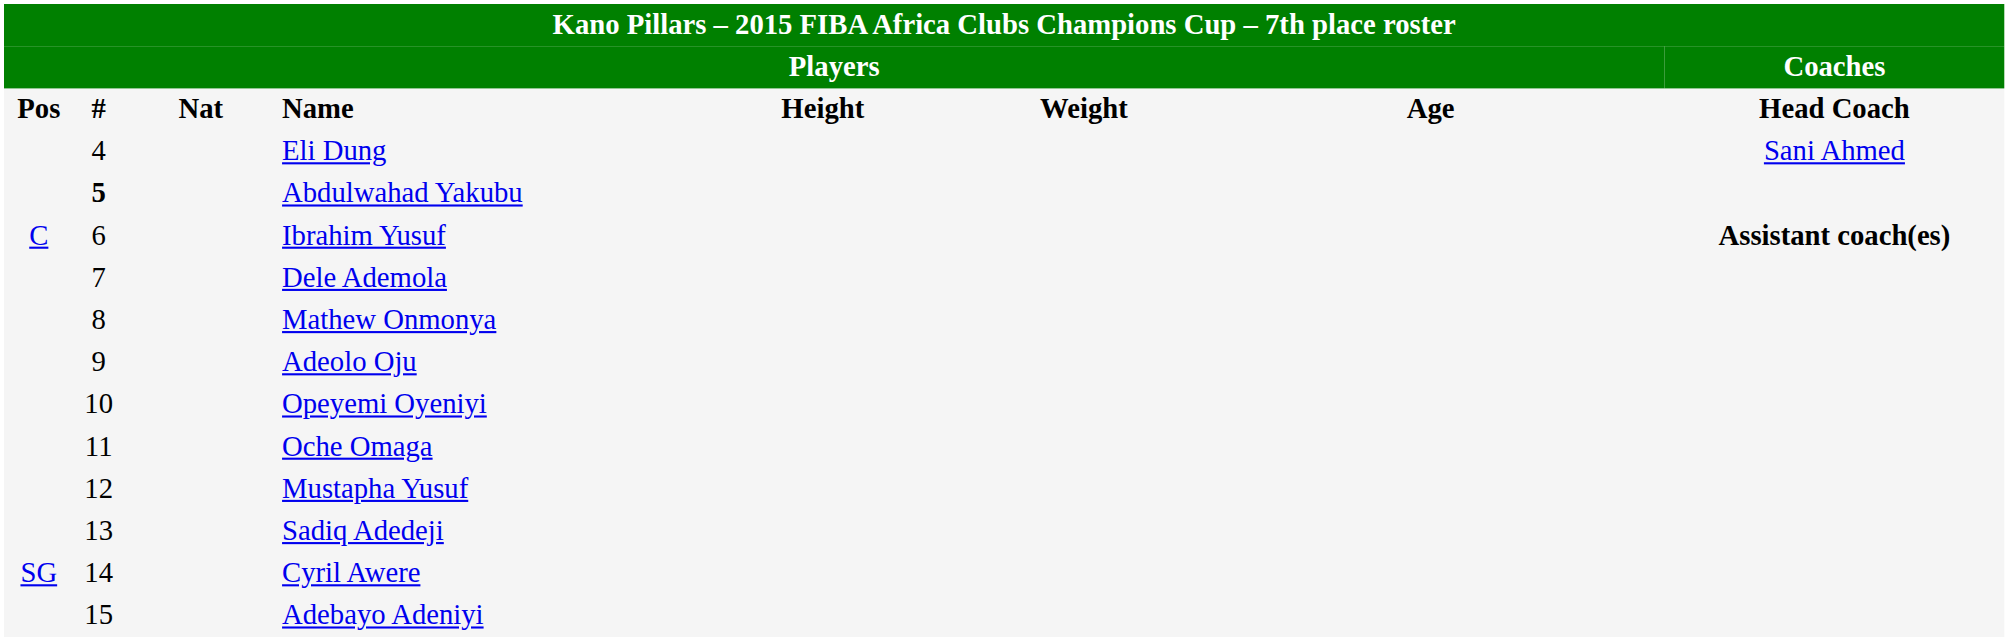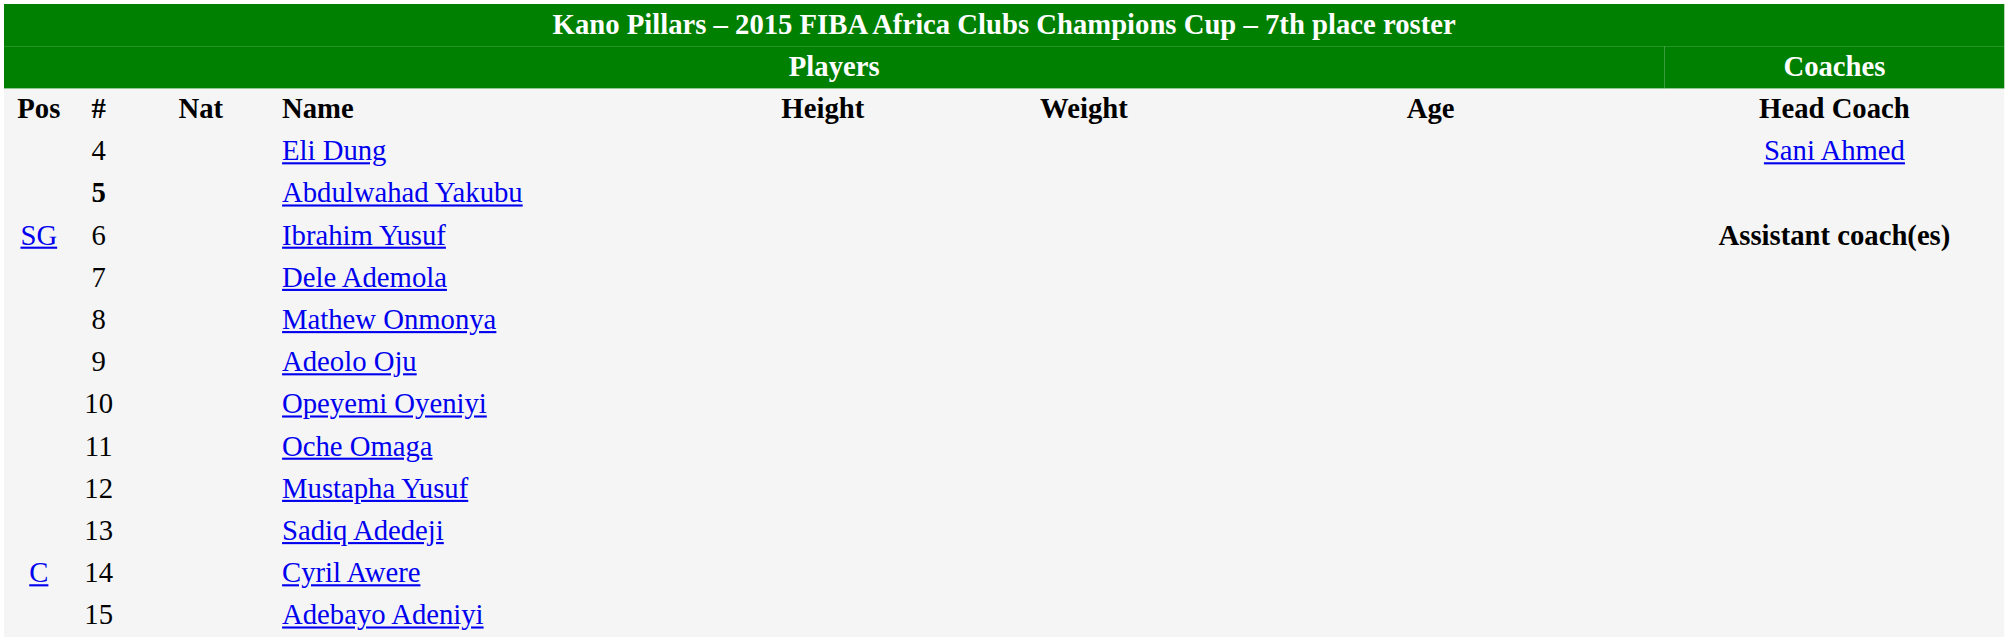(39, 235) C -> (39, 235) SG
(39, 573) SG -> (39, 573) C
